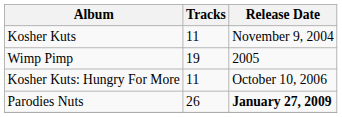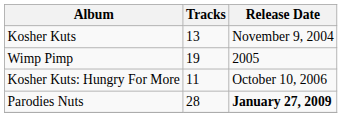(193, 36) 11 -> (193, 36) 13
(193, 101) 26 -> (193, 101) 28
